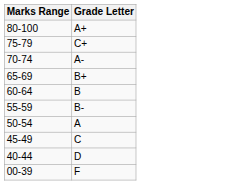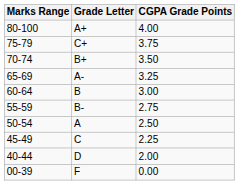+ column: (185, 12)
(79, 60) A- -> (80, 60) B+
(80, 76) B+ -> (79, 76) A-
